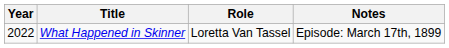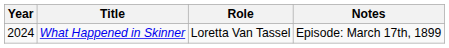(21, 33) 2022 -> (21, 33) 2024
